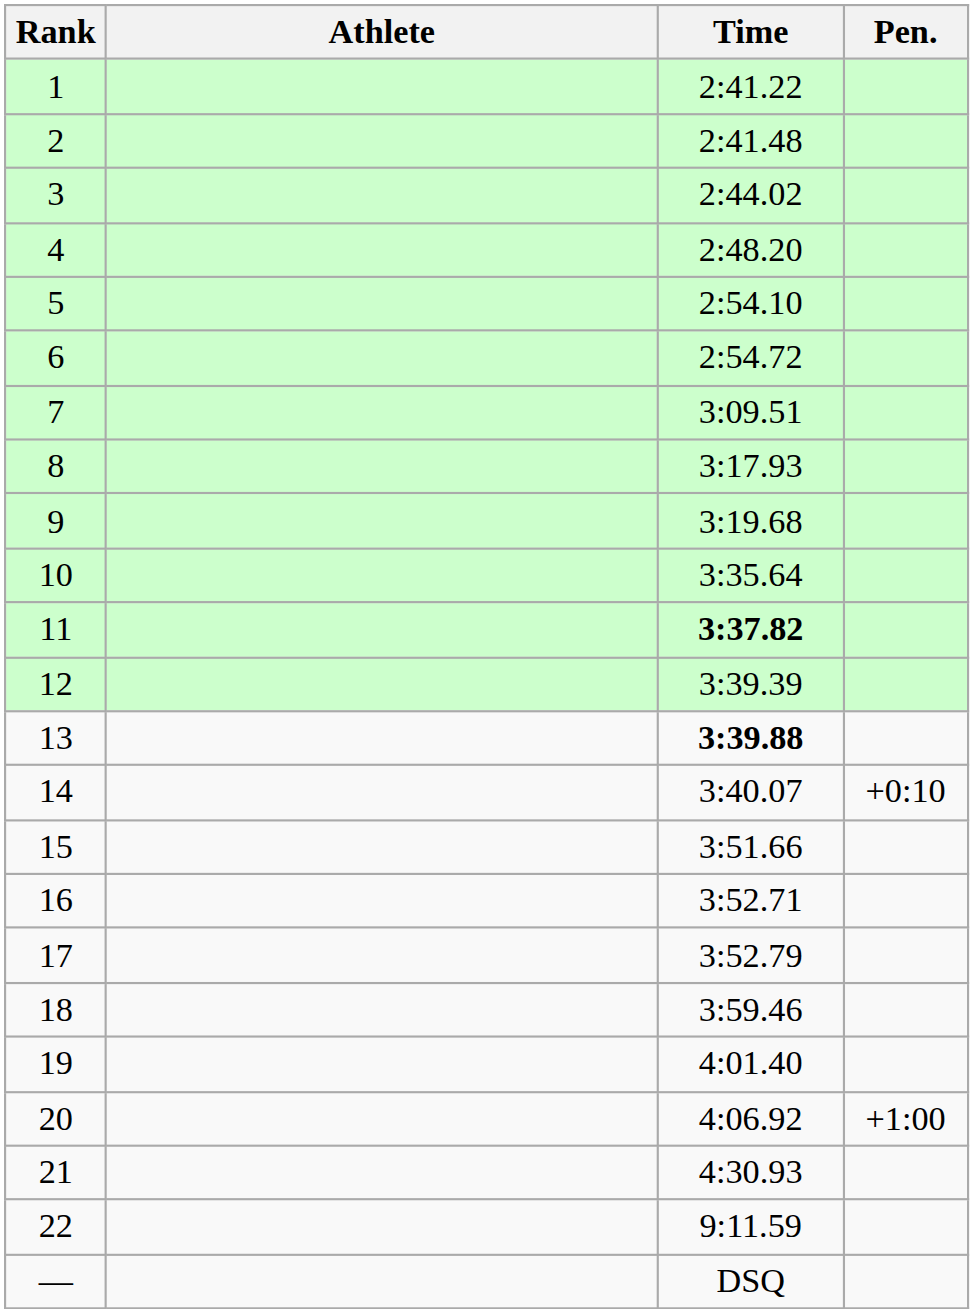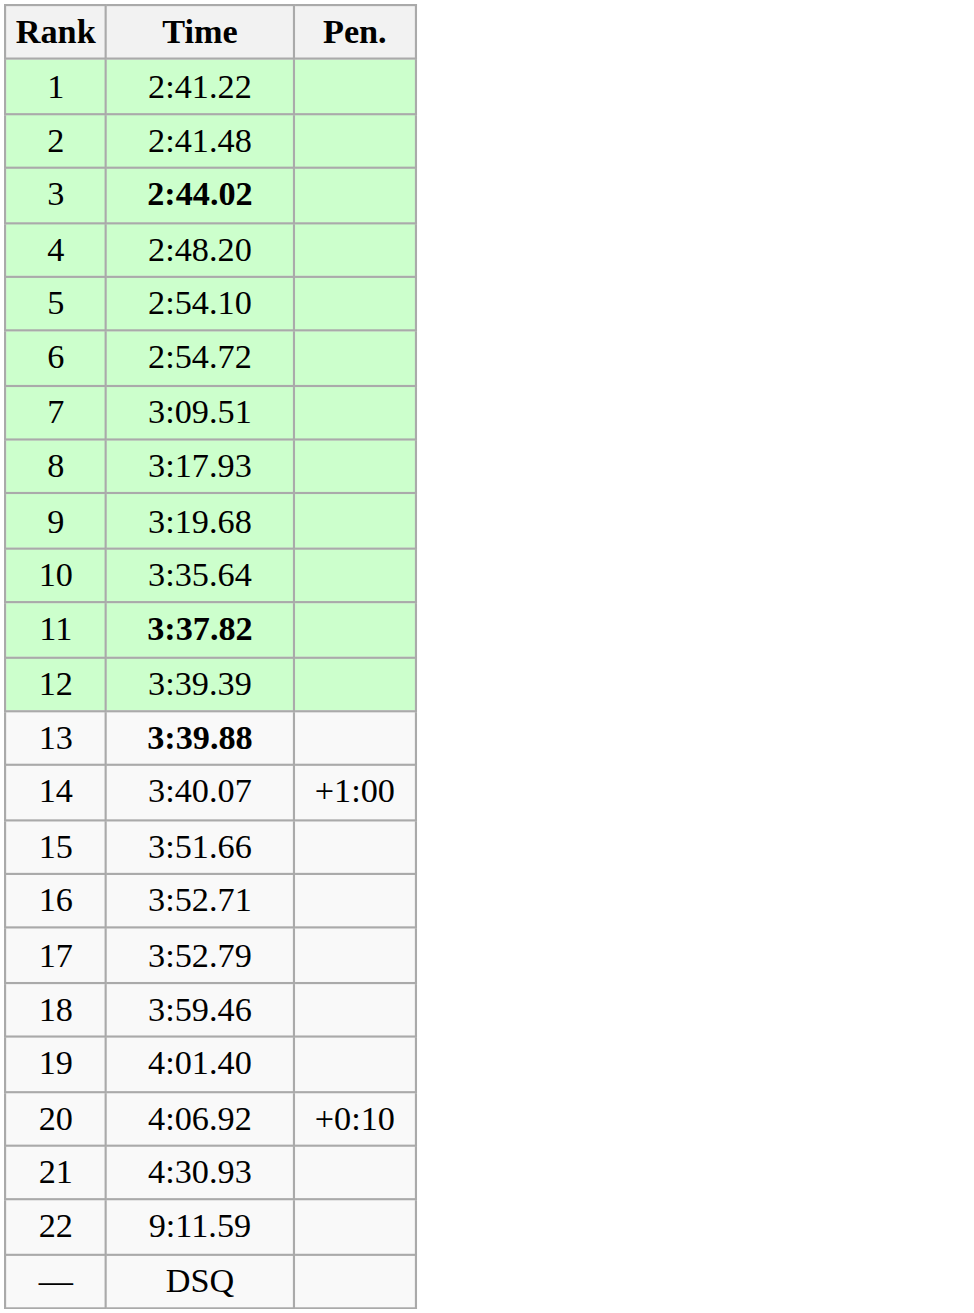- column: (382, 31)
(751, 194) normal -> (200, 194) bold
(906, 791) +0:10 -> (355, 791) +1:00
(906, 1117) +1:00 -> (355, 1117) +0:10
